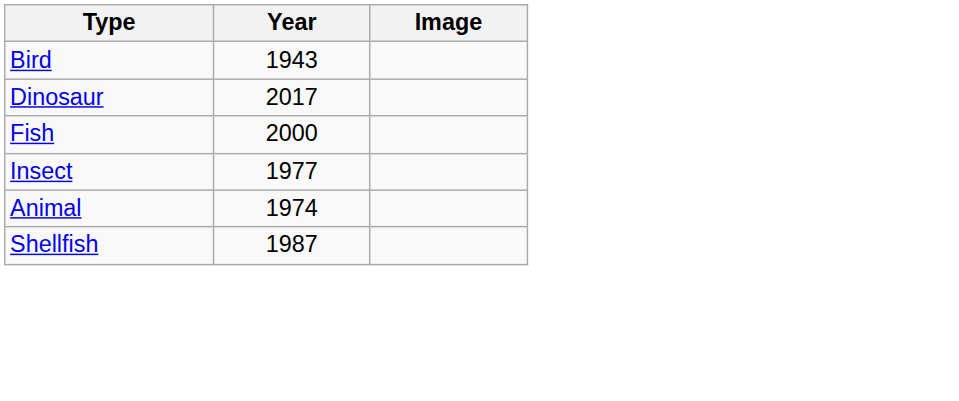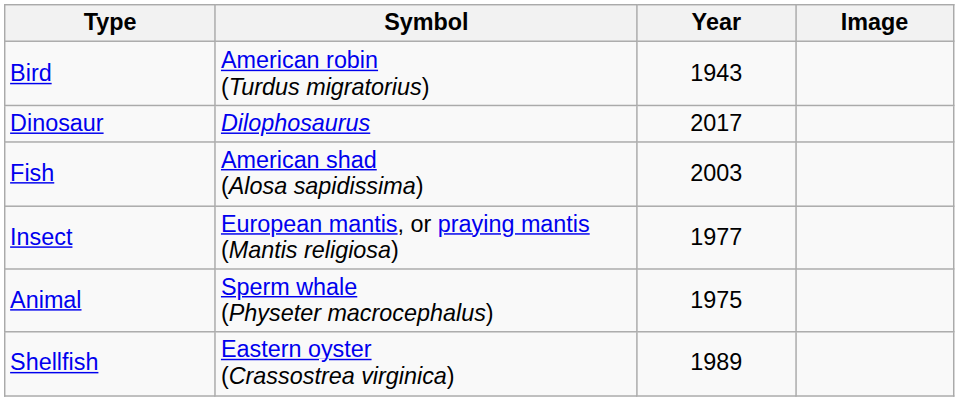+ column: (426, 23)
(292, 134) 2000 -> (716, 173) 2003
(292, 208) 1974 -> (716, 300) 1975
(292, 245) 1987 -> (716, 363) 1989
